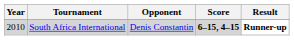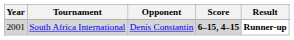(16, 27) 2010 -> (16, 27) 2001
